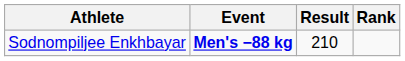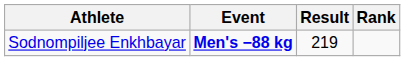(325, 43) 210 -> (325, 43) 219
